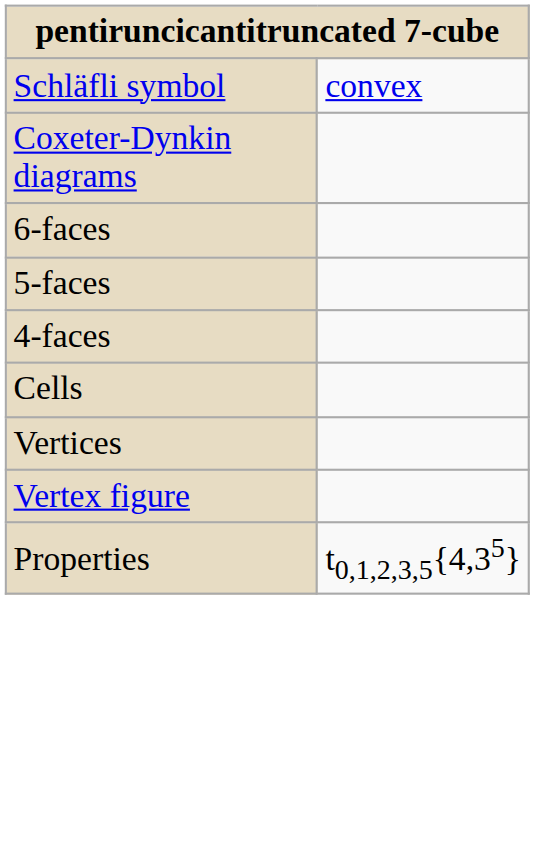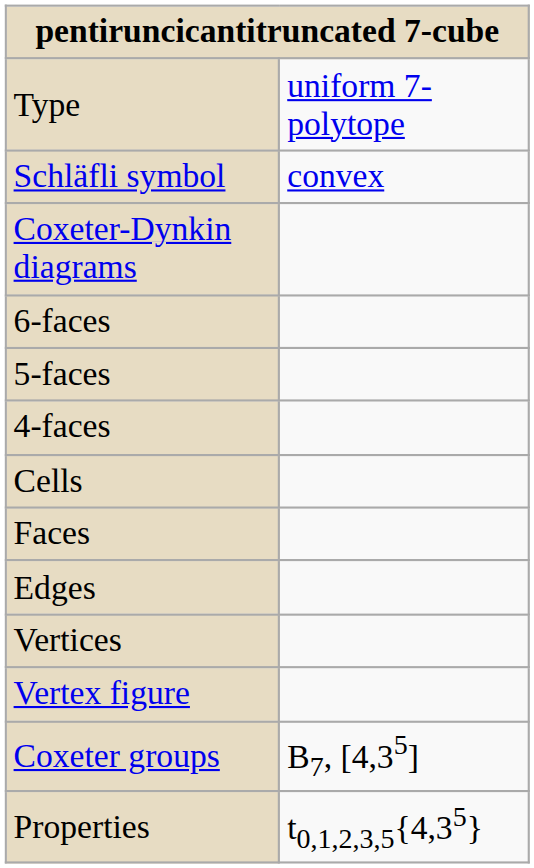+ row: (47, 103)
+ row: (52, 533)
+ row: (55, 586)
+ row: (117, 755)
